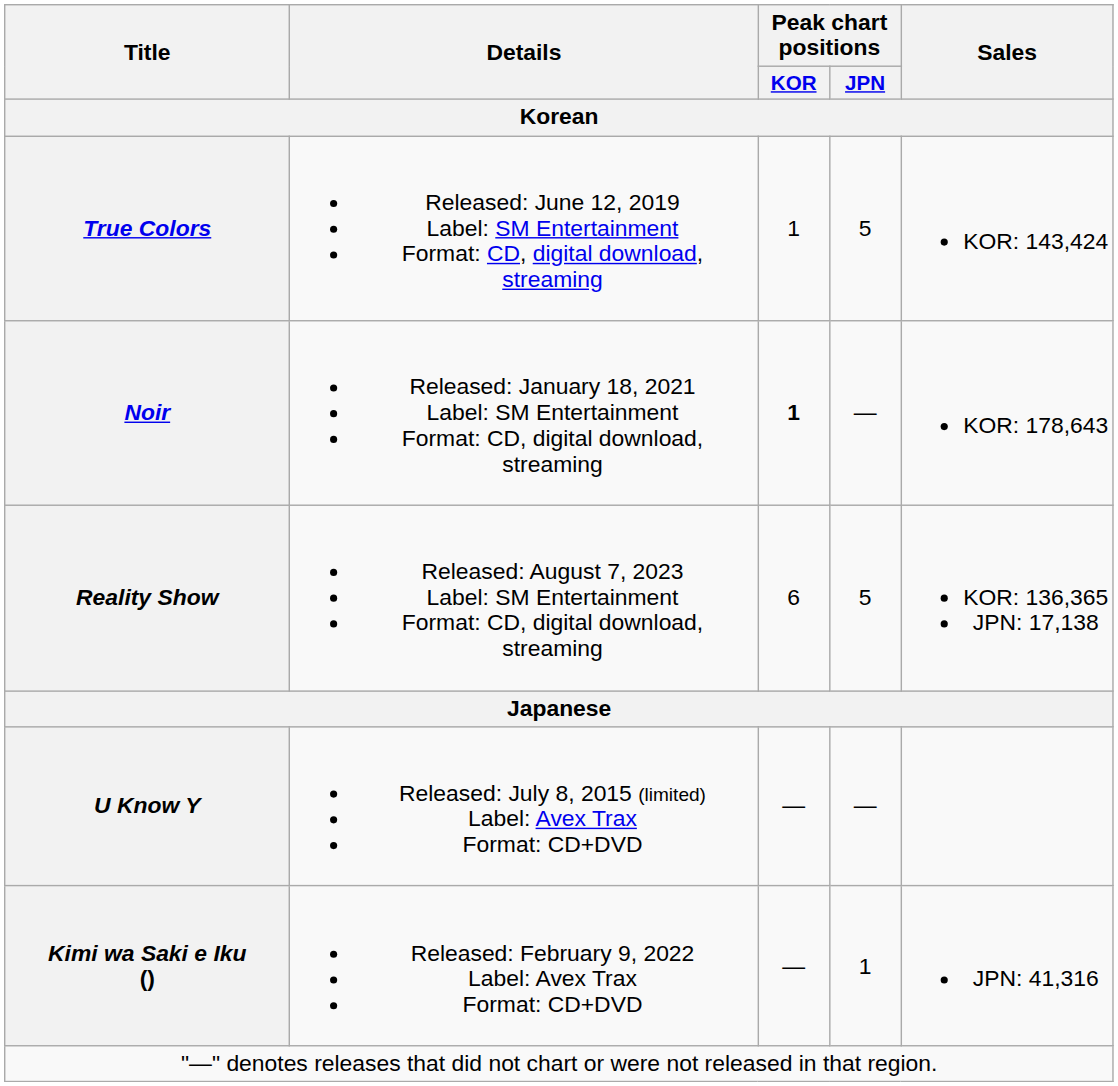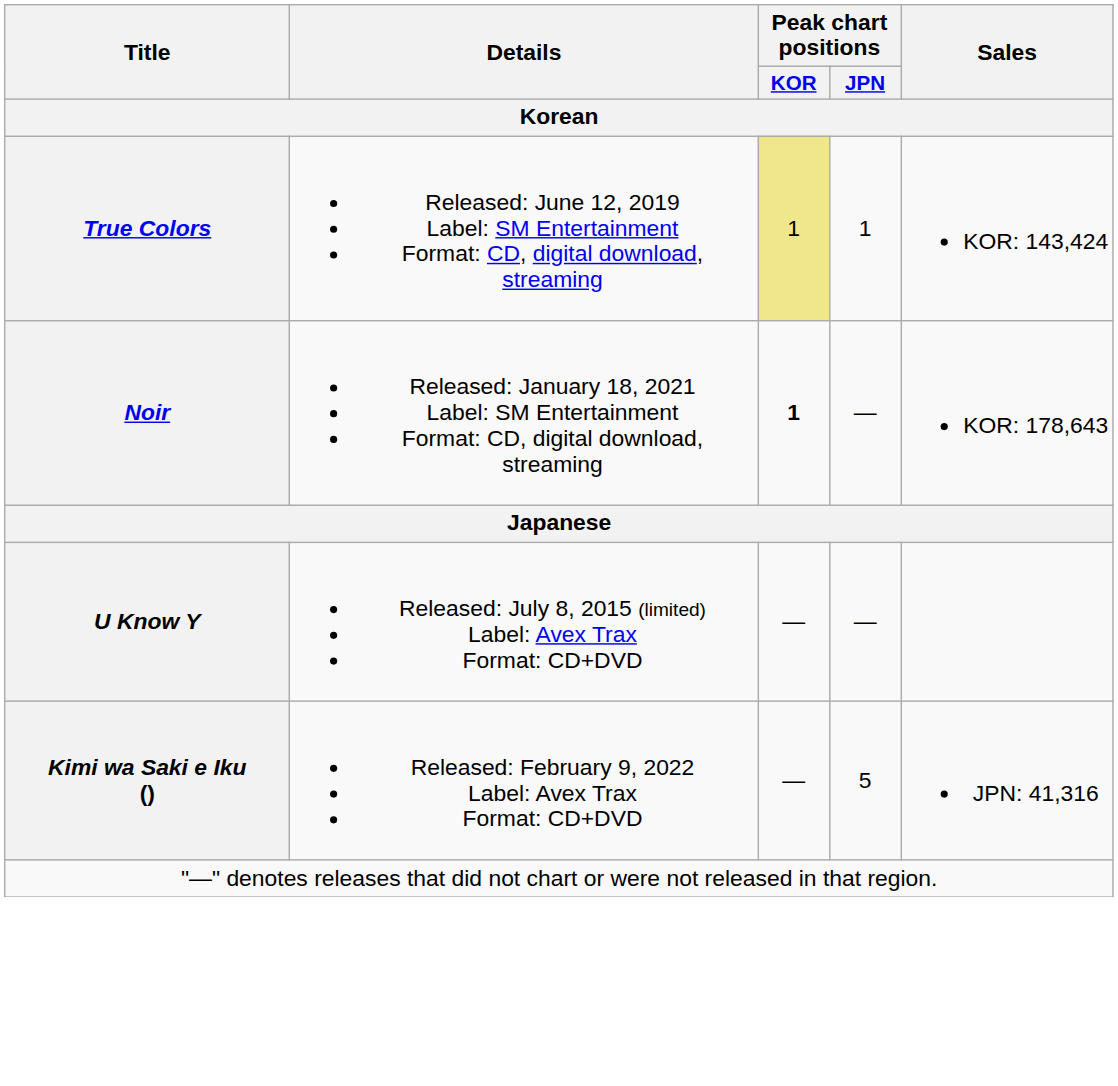(794, 227) no background -> (794, 227) khaki background
(865, 227) 5 -> (865, 227) 1
- row: (147, 597)
(865, 965) 1 -> (865, 780) 5
